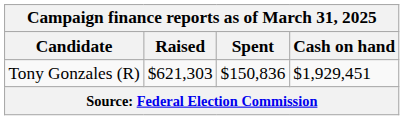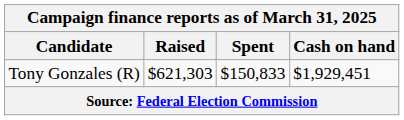(253, 73) $150,836 -> (253, 73) $150,833
